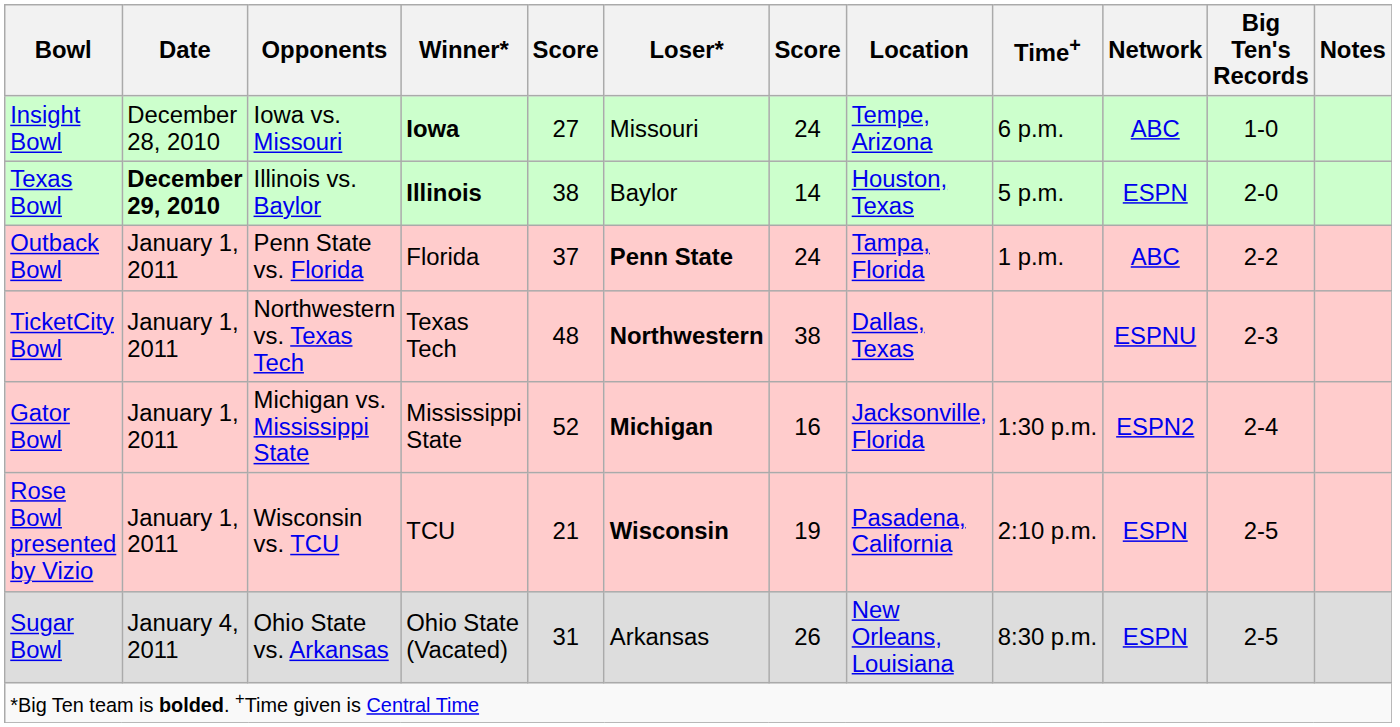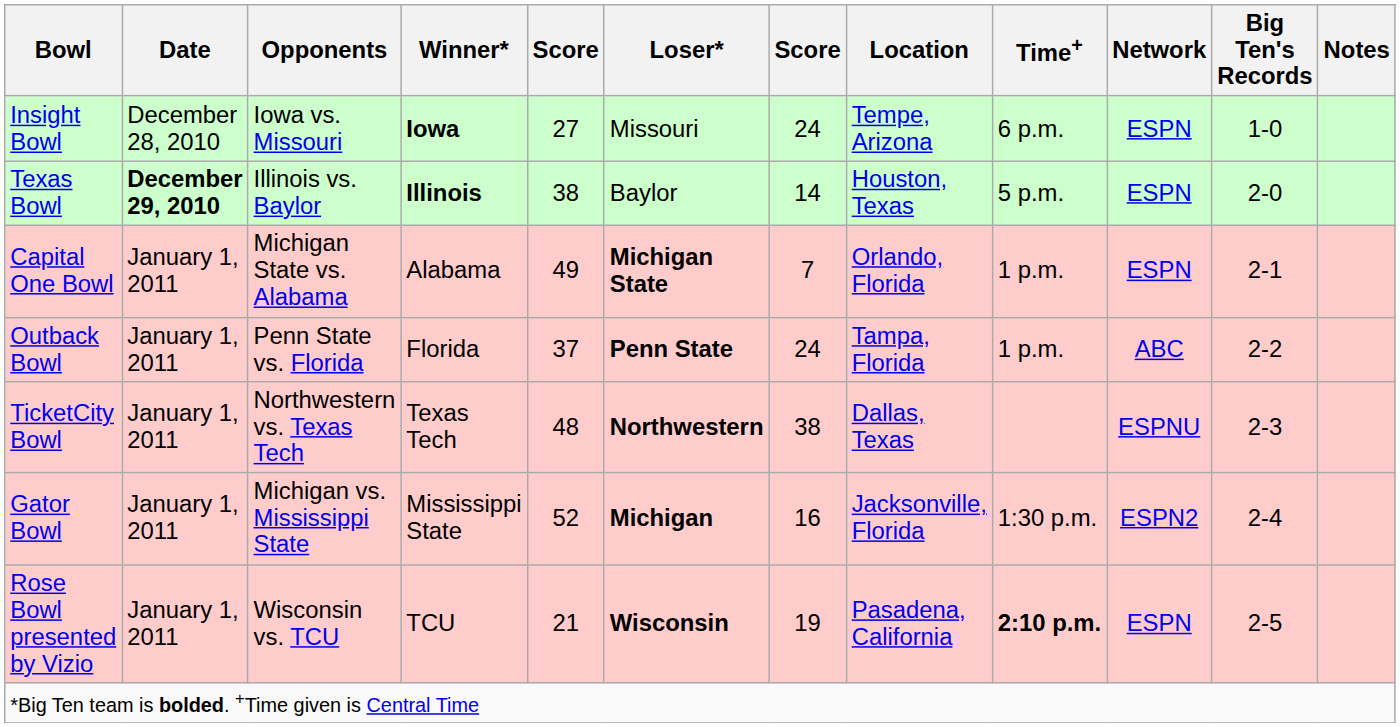(1155, 128) ABC -> (1159, 128) ESPN
+ row: (62, 270)
(1048, 531) normal -> (1050, 623) bold
- row: (42, 636)
